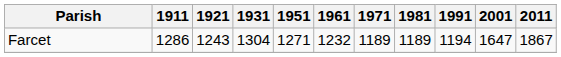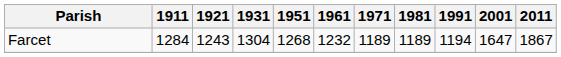(173, 40) 1286 -> (173, 40) 1284
(294, 40) 1271 -> (294, 40) 1268
